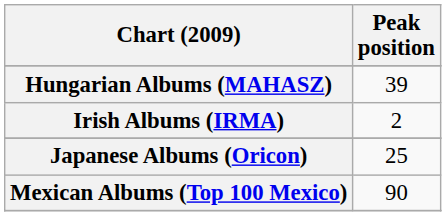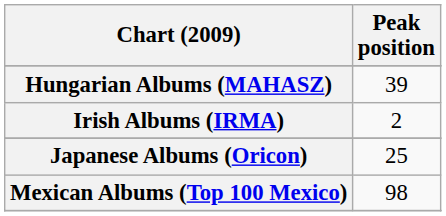(396, 192) 90 -> (396, 192) 98
